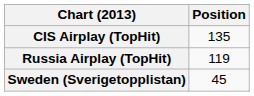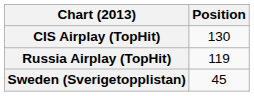(219, 36) 135 -> (219, 36) 130
